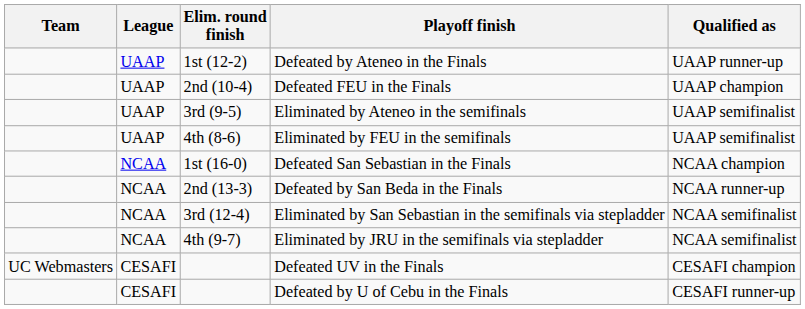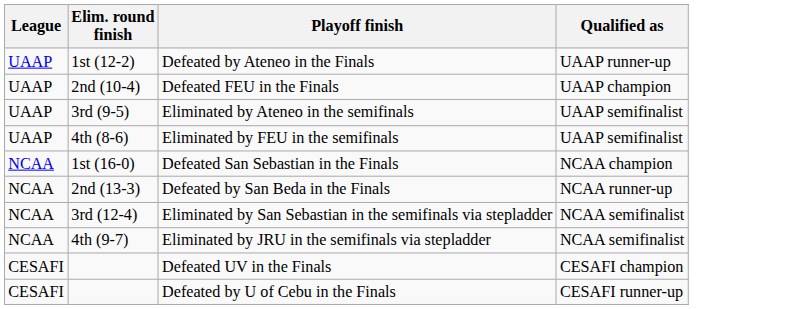- column: (61, 26)
